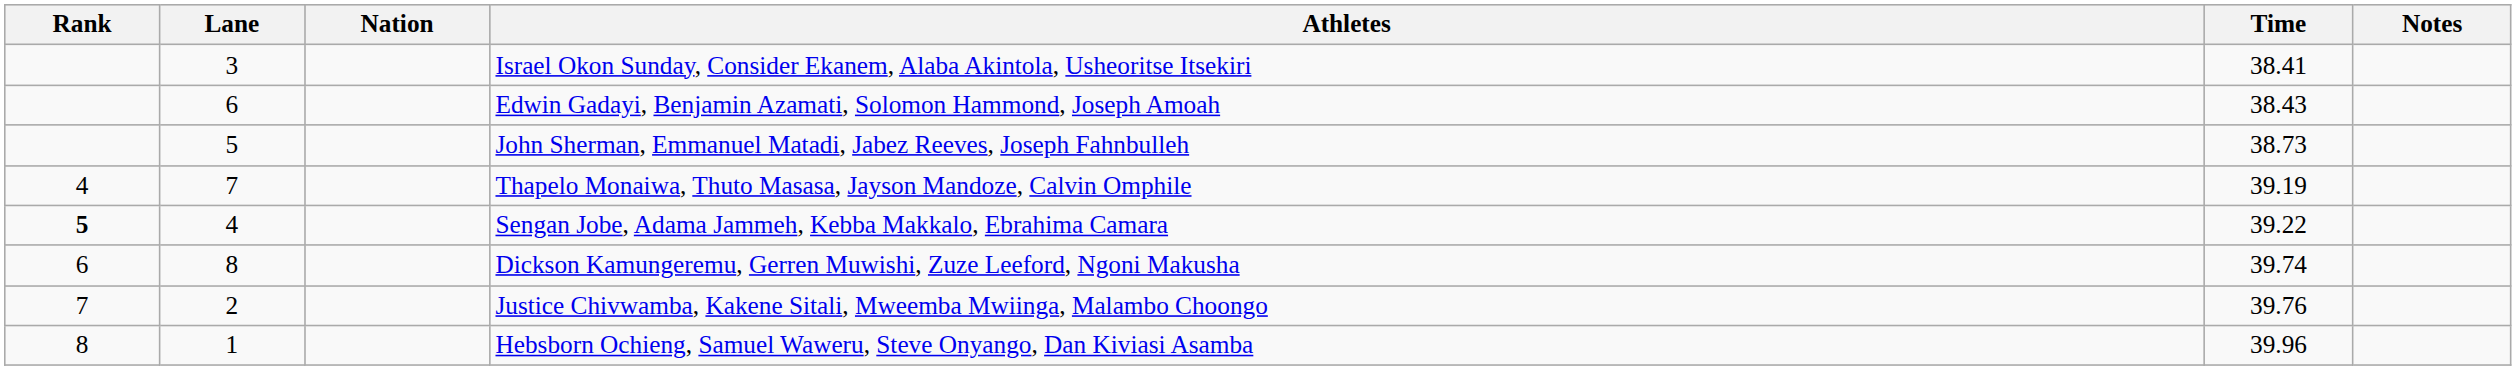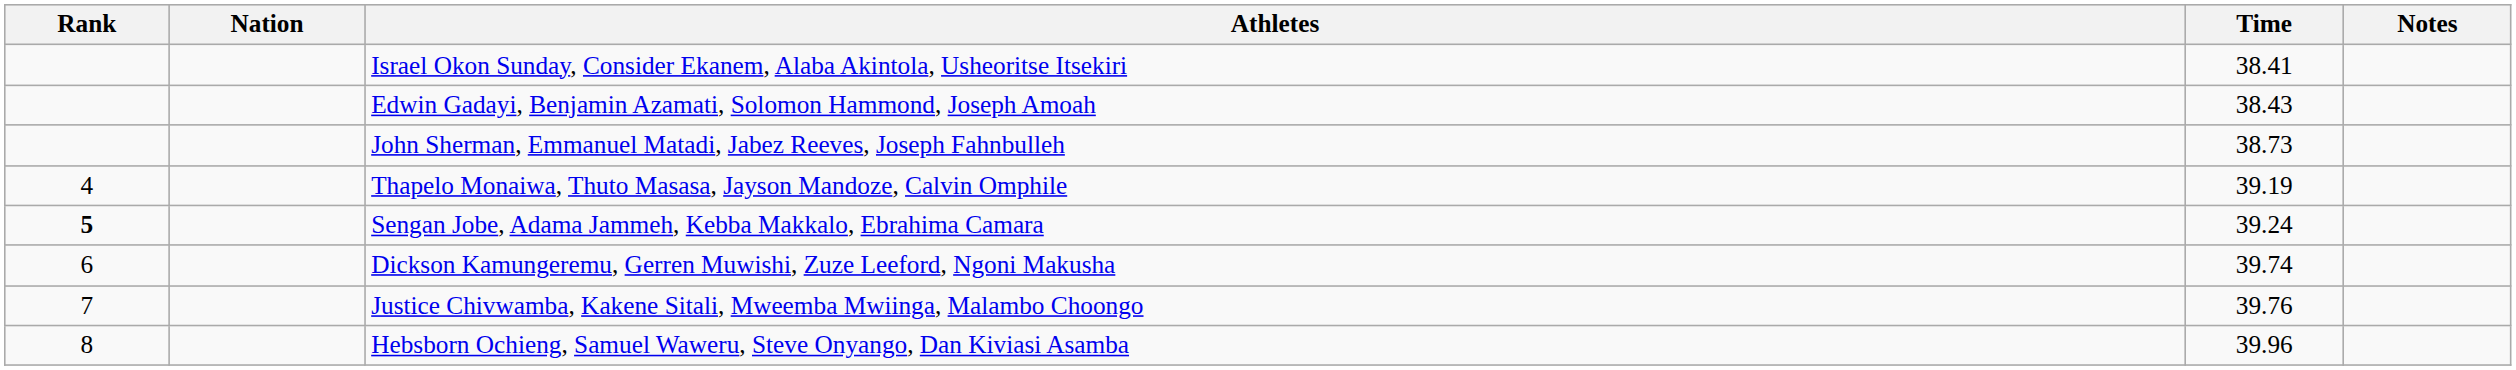- column: (232, 24)
(2278, 225) 39.22 -> (2264, 225) 39.24
